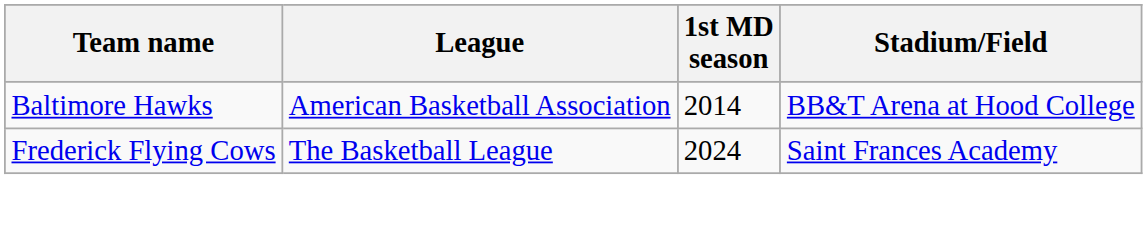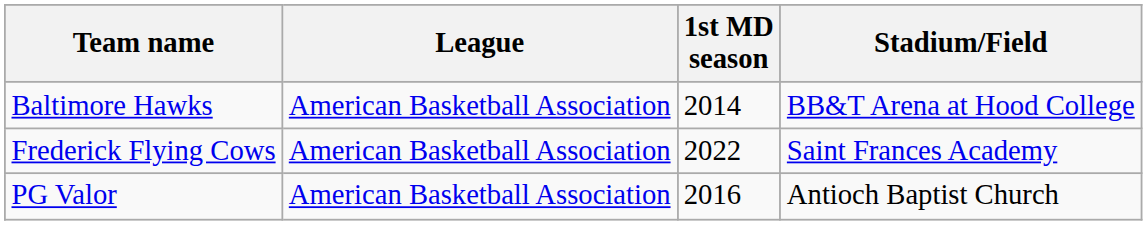(421, 150) The Basketball League -> (480, 150) American Basketball Association
(712, 150) 2024 -> (712, 150) 2022
+ row: (64, 195)
